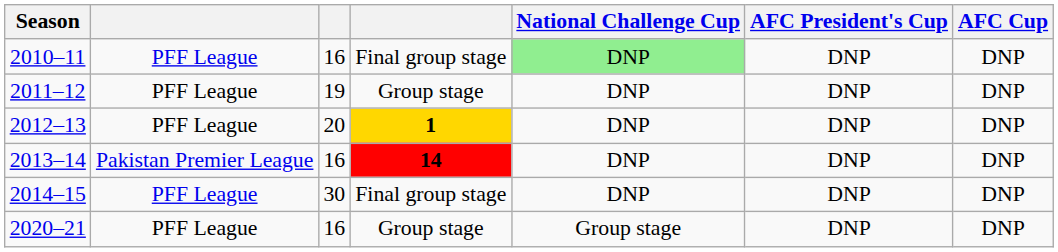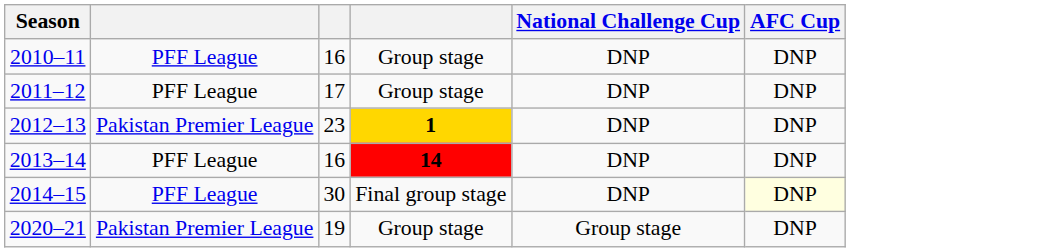- column: (849, 21)
(431, 56) Final group stage -> (431, 56) Group stage
(628, 56) lightgreen background -> (628, 56) no background
(334, 90) 19 -> (334, 90) 17
(205, 125) PFF League -> (205, 125) Pakistan Premier League
(334, 125) 20 -> (334, 125) 23
(205, 159) Pakistan Premier League -> (205, 159) PFF League
(1003, 194) no background -> (795, 194) lightyellow background
(205, 228) PFF League -> (205, 228) Pakistan Premier League
(334, 228) 16 -> (334, 228) 19
